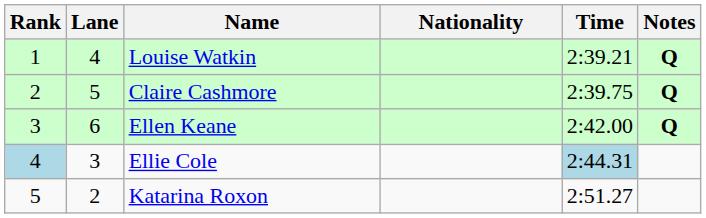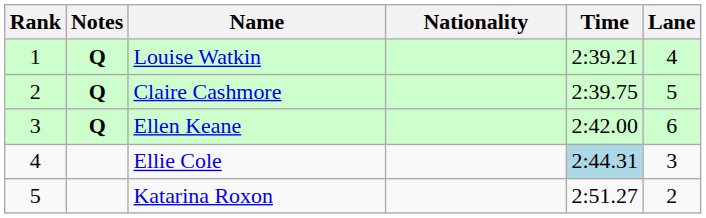columns swapped: (95, 21) <-> (669, 21)
(35, 160) lightblue background -> (35, 160) no background
